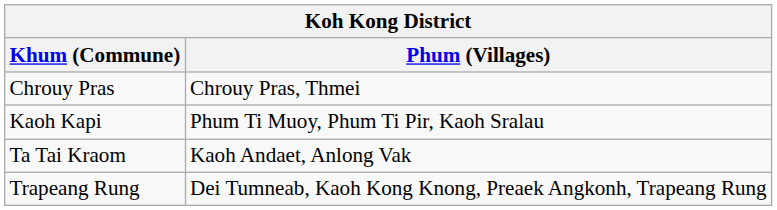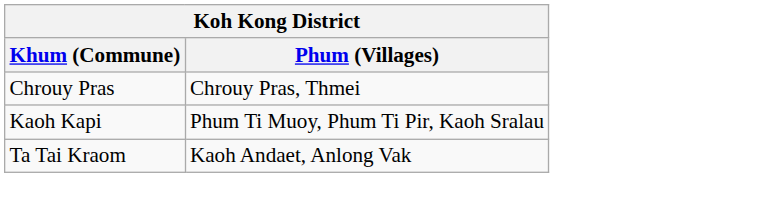- row: (75, 188)
